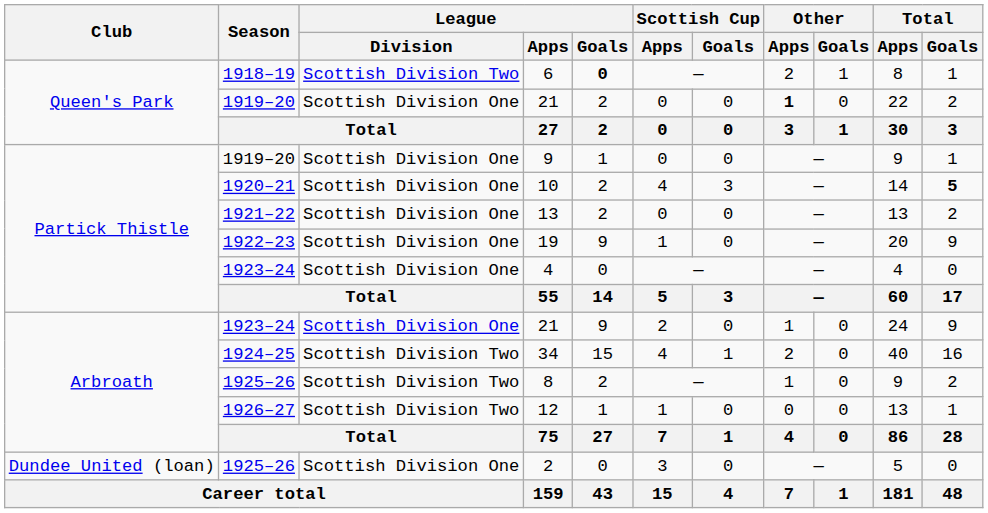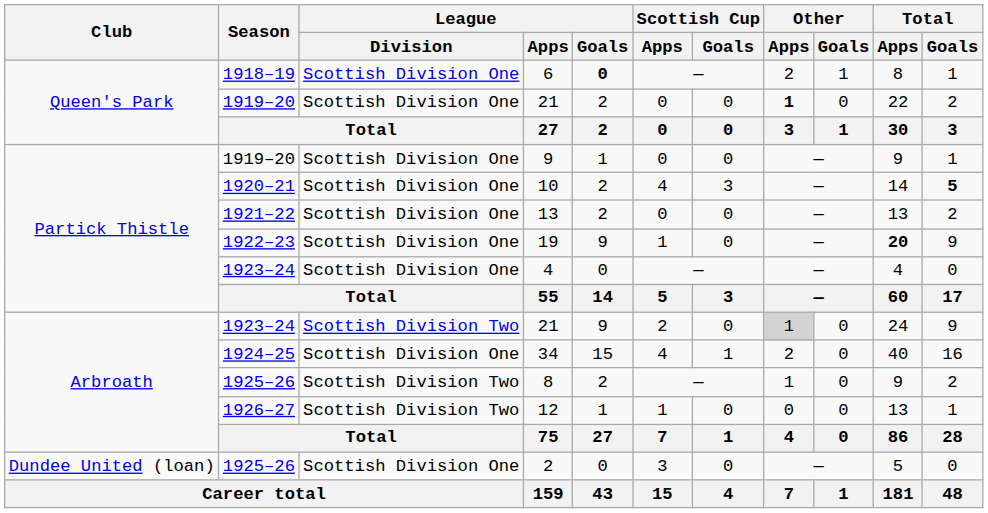(411, 75) Scottish Division Two -> (411, 75) Scottish Division One
(898, 242) normal -> (898, 242) bold
(411, 326) Scottish Division One -> (411, 326) Scottish Division Two
(789, 326) no background -> (789, 326) lightgrey background
(411, 354) Scottish Division Two -> (411, 354) Scottish Division One
